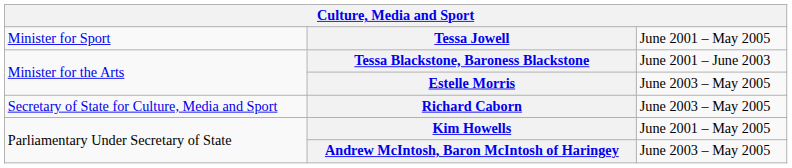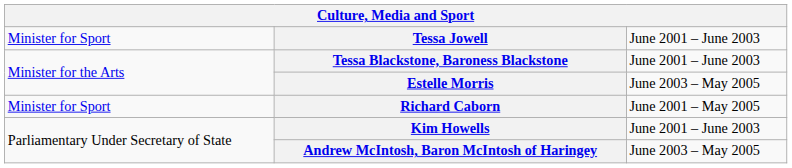(705, 38) June 2001 – May 2005 -> (695, 38) June 2001 – June 2003
(143, 106) Secretary of State for Culture, Media and Sport -> (59, 106) Minister for Sport
(705, 106) June 2003 – May 2005 -> (695, 106) June 2001 – May 2005
(705, 128) June 2001 – May 2005 -> (695, 128) June 2001 – June 2003
